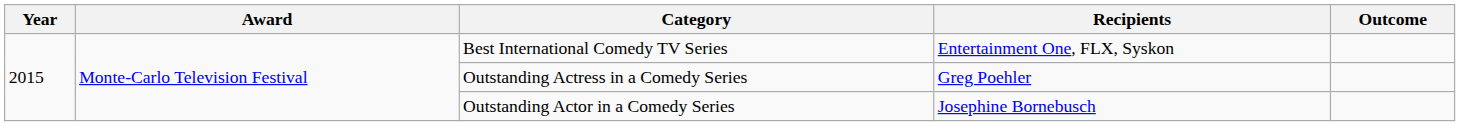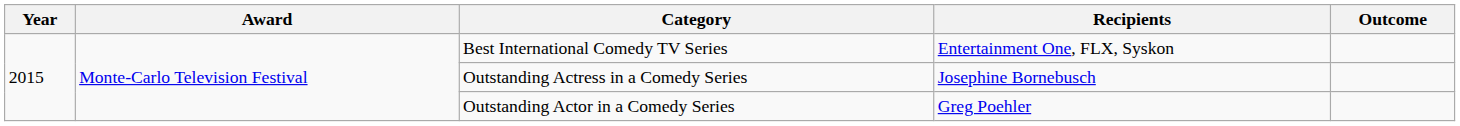(984, 77) Greg Poehler -> (1017, 77) Josephine Bornebusch
(1017, 106) Josephine Bornebusch -> (984, 106) Greg Poehler
